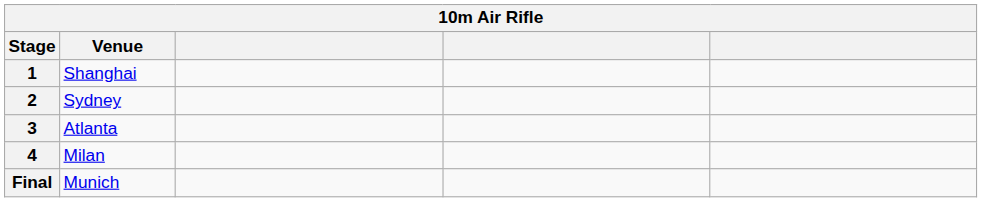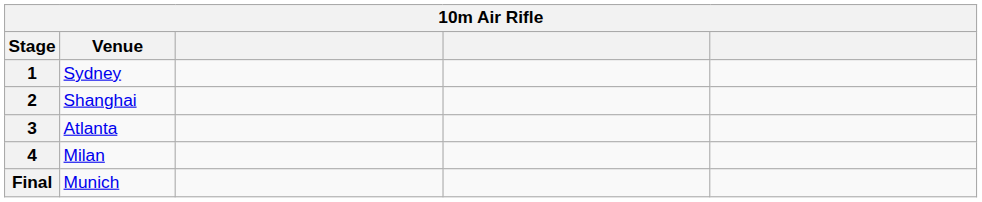(100, 73) Shanghai -> (92, 73) Sydney
(92, 100) Sydney -> (100, 100) Shanghai
